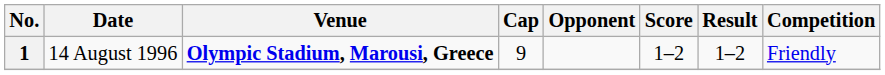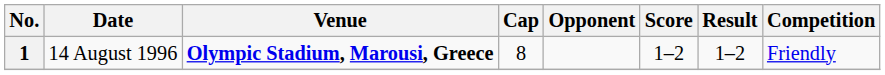(521, 52) 9 -> (521, 52) 8
